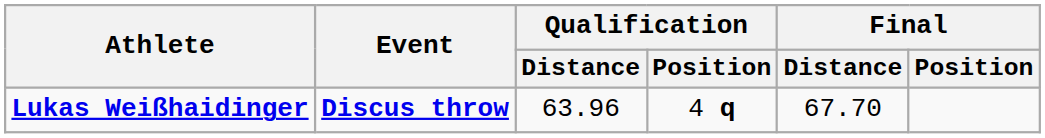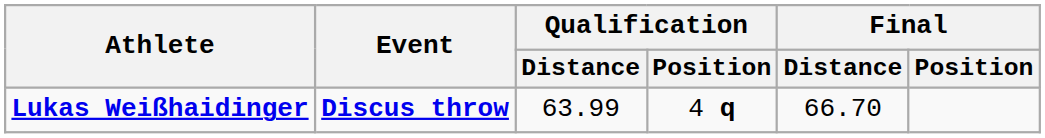(581, 109) 63.96 -> (581, 109) 63.99
(843, 109) 67.70 -> (843, 109) 66.70
